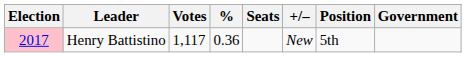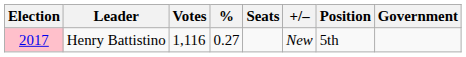(189, 39) 1,117 -> (189, 39) 1,116
(227, 39) 0.36 -> (227, 39) 0.27
